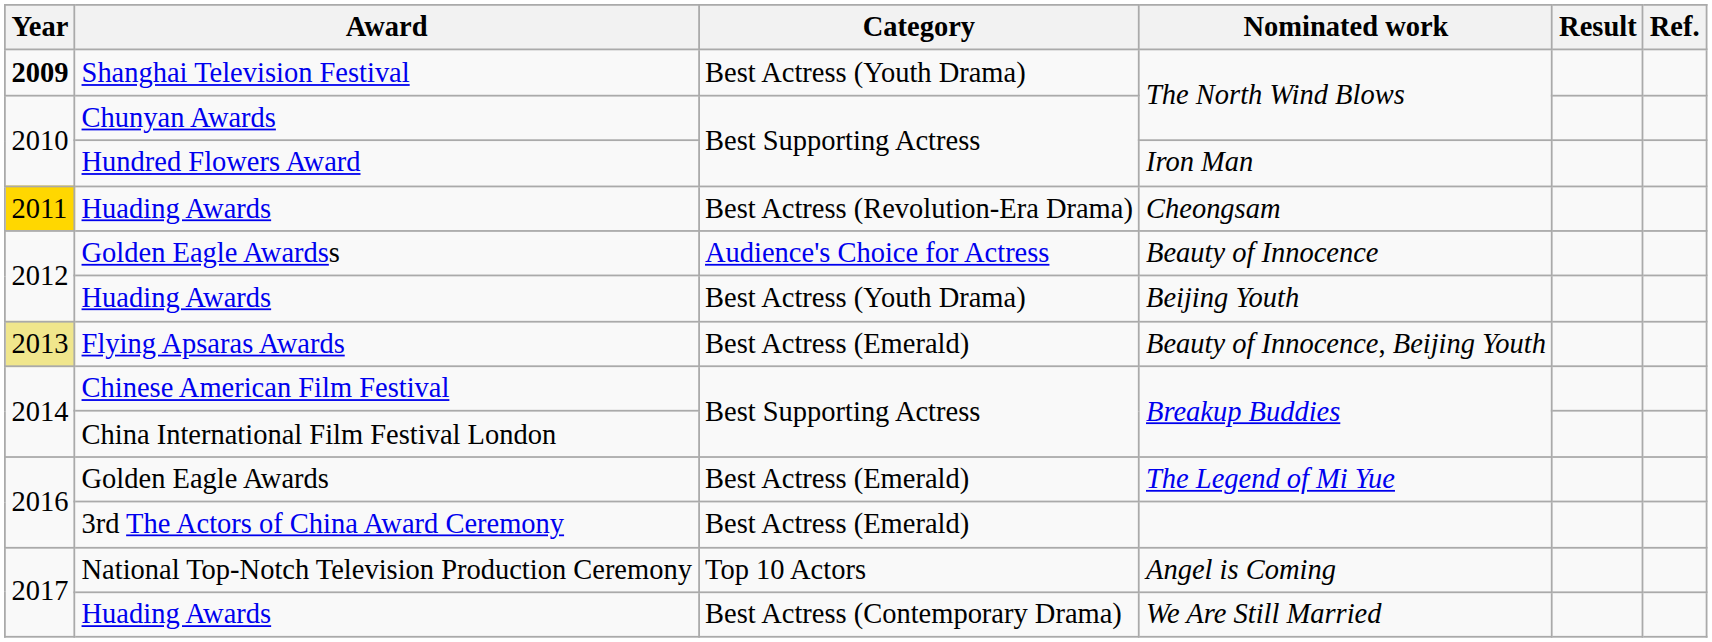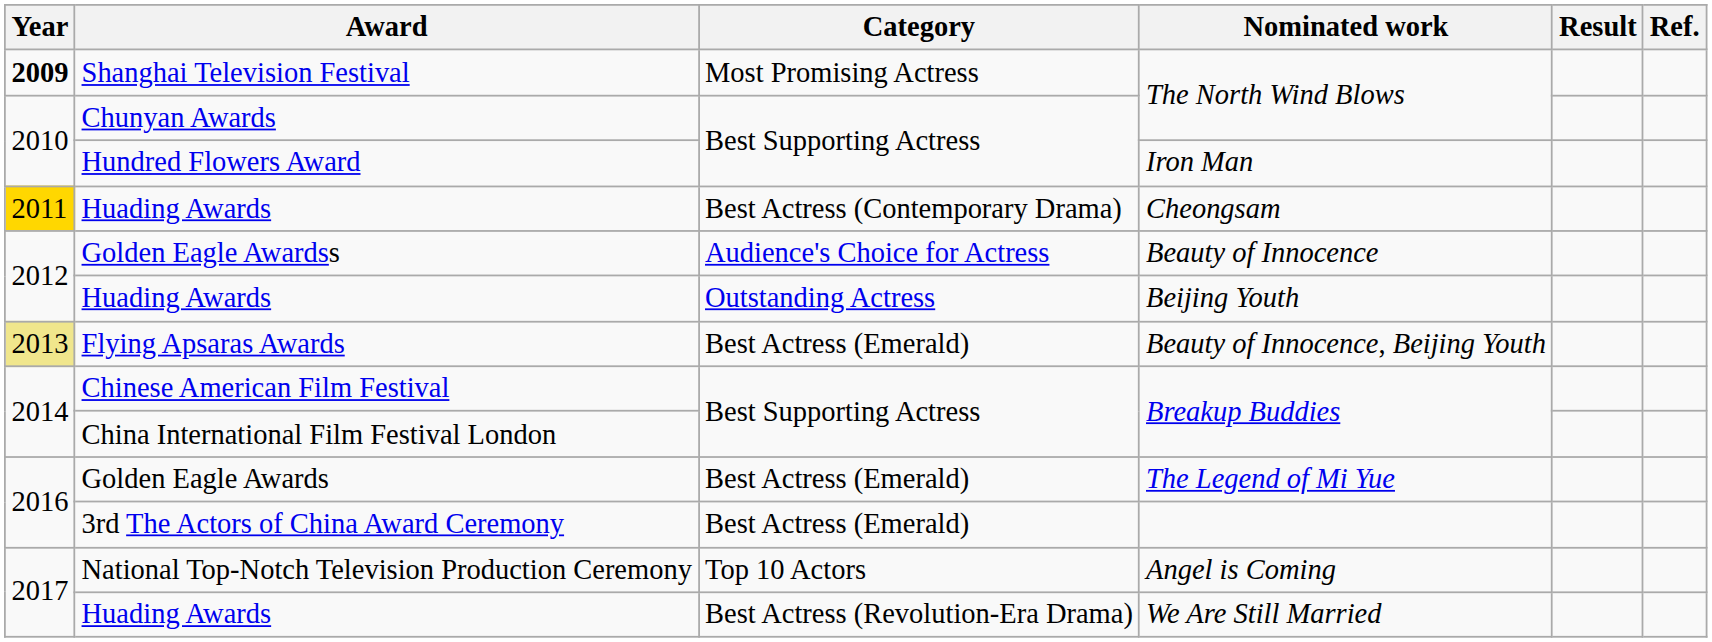(865, 72) Best Actress (Youth Drama) -> (842, 72) Most Promising Actress
(919, 207) Best Actress (Revolution-Era Drama) -> (913, 207) Best Actress (Contemporary Drama)
(865, 298) Best Actress (Youth Drama) -> (820, 298) Outstanding Actress
(913, 614) Best Actress (Contemporary Drama) -> (919, 614) Best Actress (Revolution-Era Drama)
